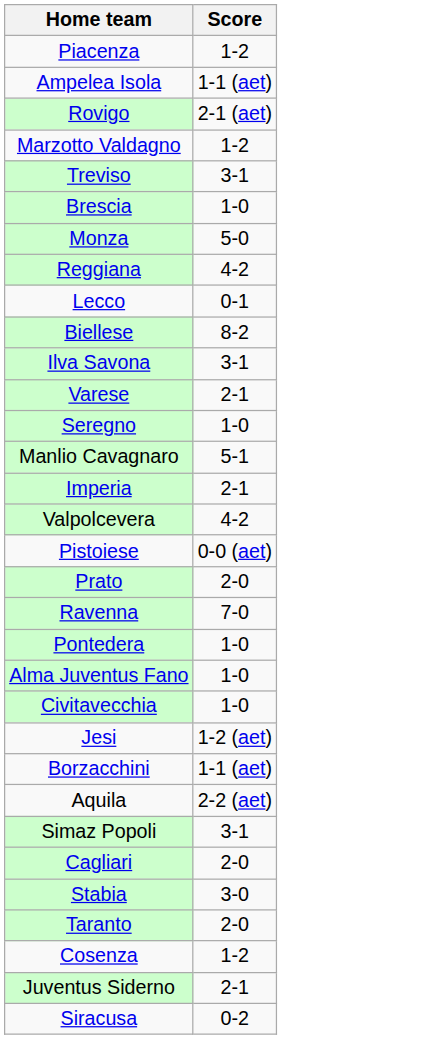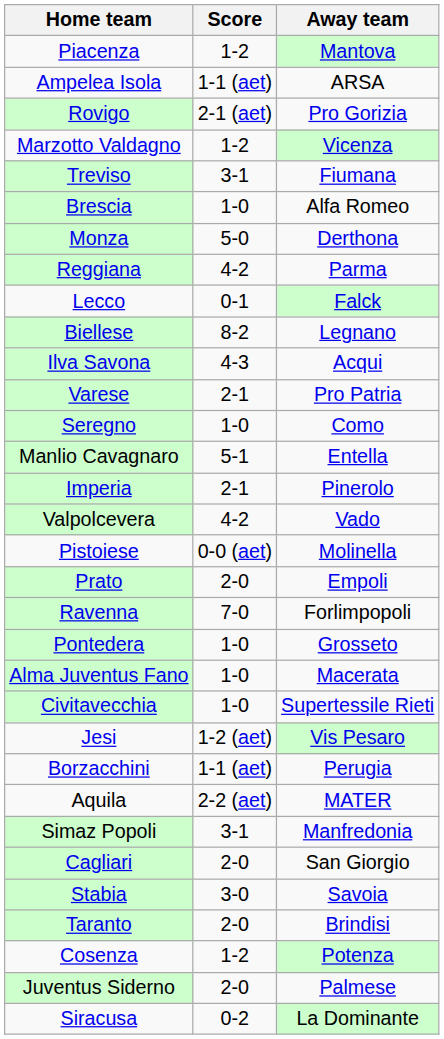+ column: (358, 20)
(235, 363) 3-1 -> (235, 363) 4-3
(235, 987) 2-1 -> (235, 987) 2-0
